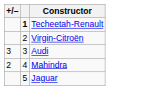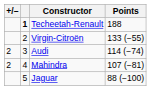+ column: (126, 11)
(9, 51) 3 -> (9, 51) 2
